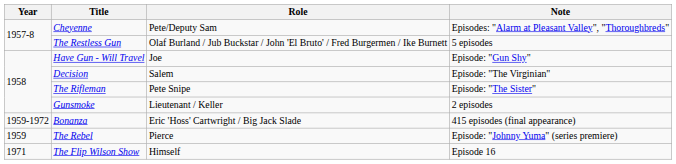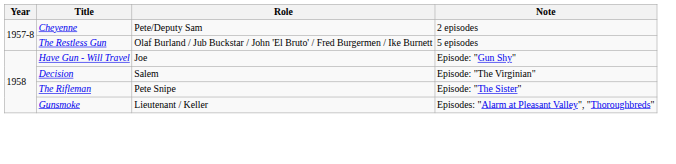(560, 27) Episodes: "Alarm at Pleasant Valley", "Thoroughbreds" -> (458, 27) 2 episodes
(472, 105) 2 episodes -> (546, 105) Episodes: "Alarm at Pleasant Valley", "Thoroughbreds"
- row: (70, 120)
- row: (73, 136)
- row: (96, 151)
